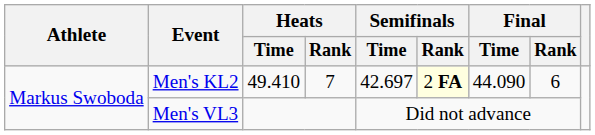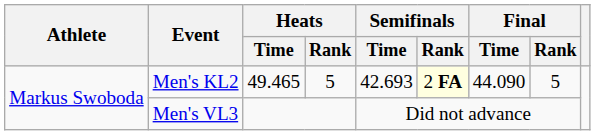(274, 82) 49.410 -> (274, 82) 49.465
(330, 82) 7 -> (330, 82) 5
(386, 82) 42.697 -> (386, 82) 42.693
(555, 82) 6 -> (555, 82) 5
